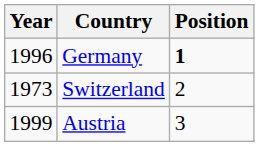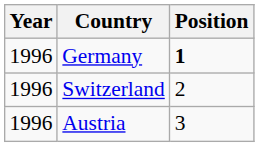(31, 89) 1973 -> (31, 89) 1996
(31, 123) 1999 -> (31, 123) 1996
